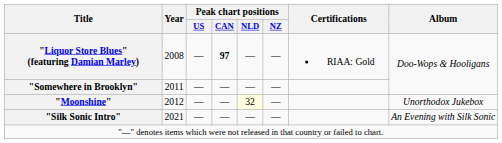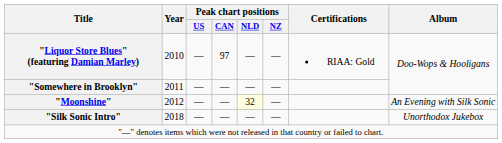(174, 56) 2008 -> (174, 56) 2010
(224, 56) bold -> (224, 56) normal
(443, 102) Unorthodox Jukebox -> (443, 102) An Evening with Silk Sonic
(174, 117) 2021 -> (174, 117) 2018
(443, 117) An Evening with Silk Sonic -> (443, 117) Unorthodox Jukebox
